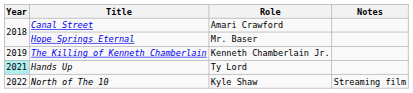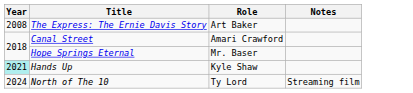+ row: (119, 25)
- row: (119, 53)
(229, 67) Ty Lord -> (234, 67) Kyle Shaw
(17, 81) 2022 -> (17, 81) 2024
(234, 81) Kyle Shaw -> (229, 81) Ty Lord
